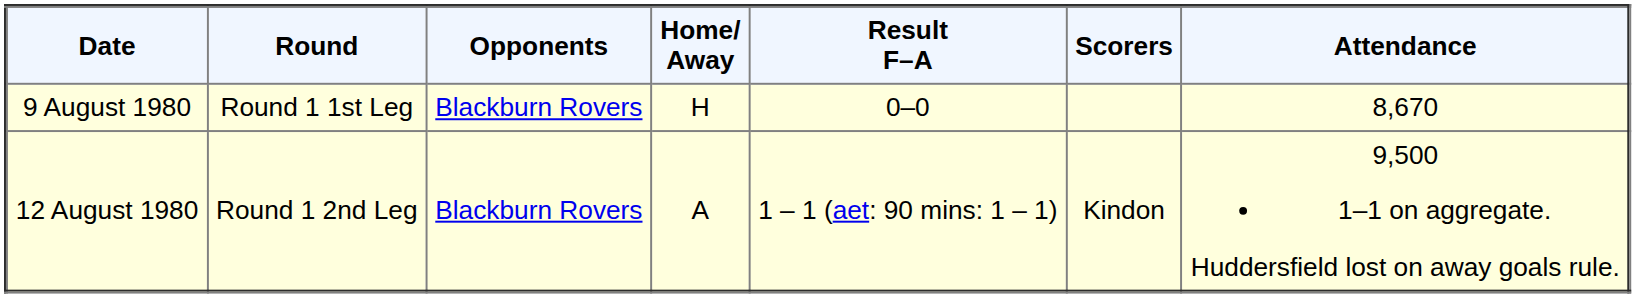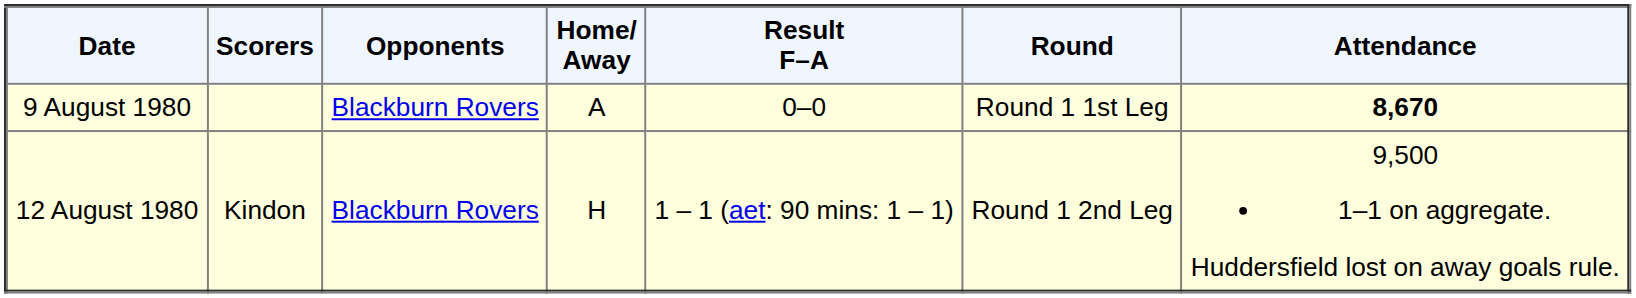columns swapped: (317, 45) <-> (1124, 45)
(700, 107) H -> (597, 107) A
(1405, 107) normal -> (1405, 107) bold
(700, 211) A -> (597, 211) H
